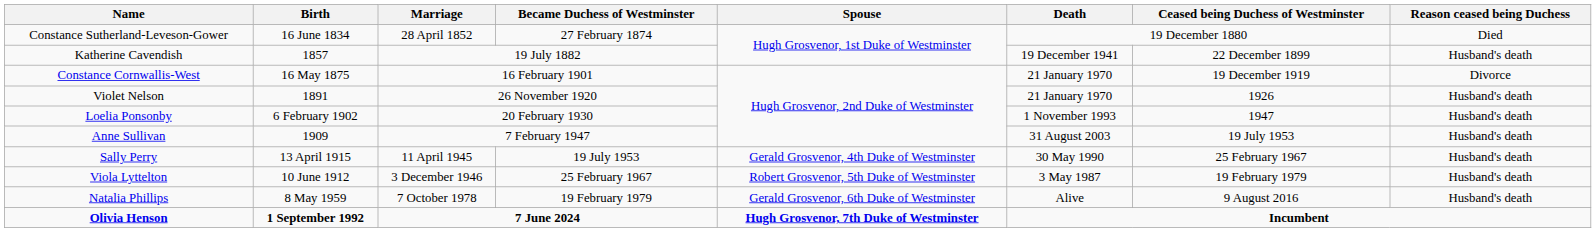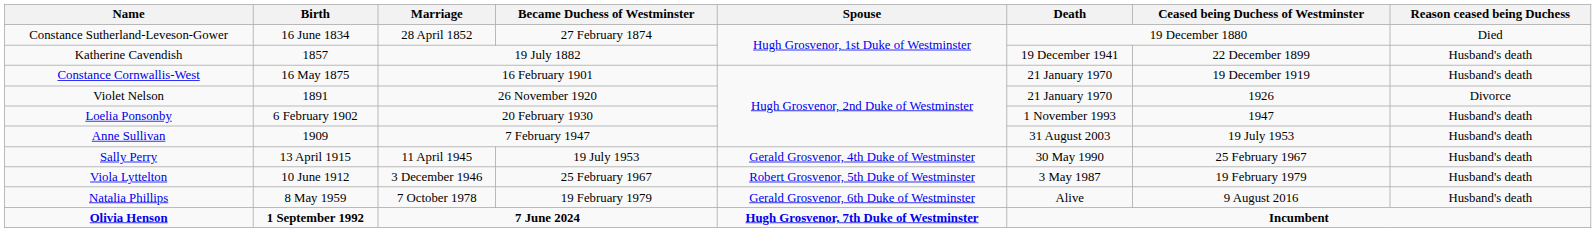(1490, 75) Divorce -> (1490, 75) Husband's death
(1490, 95) Husband's death -> (1490, 95) Divorce
